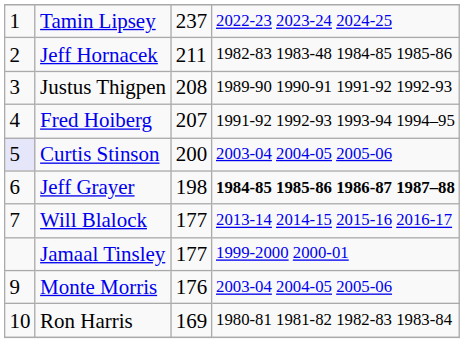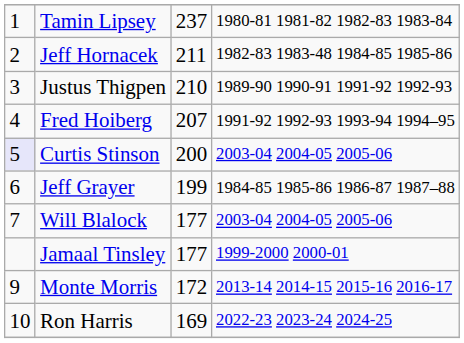(304, 21) 2022-23 2023-24 2024-25 -> (334, 21) 1980-81 1981-82 1982-83 1983-84
(191, 87) 208 -> (191, 87) 210
(191, 187) 198 -> (191, 187) 199
(335, 187) bold -> (335, 187) normal
(334, 220) 2013-14 2014-15 2015-16 2016-17 -> (304, 220) 2003-04 2004-05 2005-06
(191, 287) 176 -> (191, 287) 172
(304, 287) 2003-04 2004-05 2005-06 -> (334, 287) 2013-14 2014-15 2015-16 2016-17
(334, 320) 1980-81 1981-82 1982-83 1983-84 -> (304, 320) 2022-23 2023-24 2024-25
